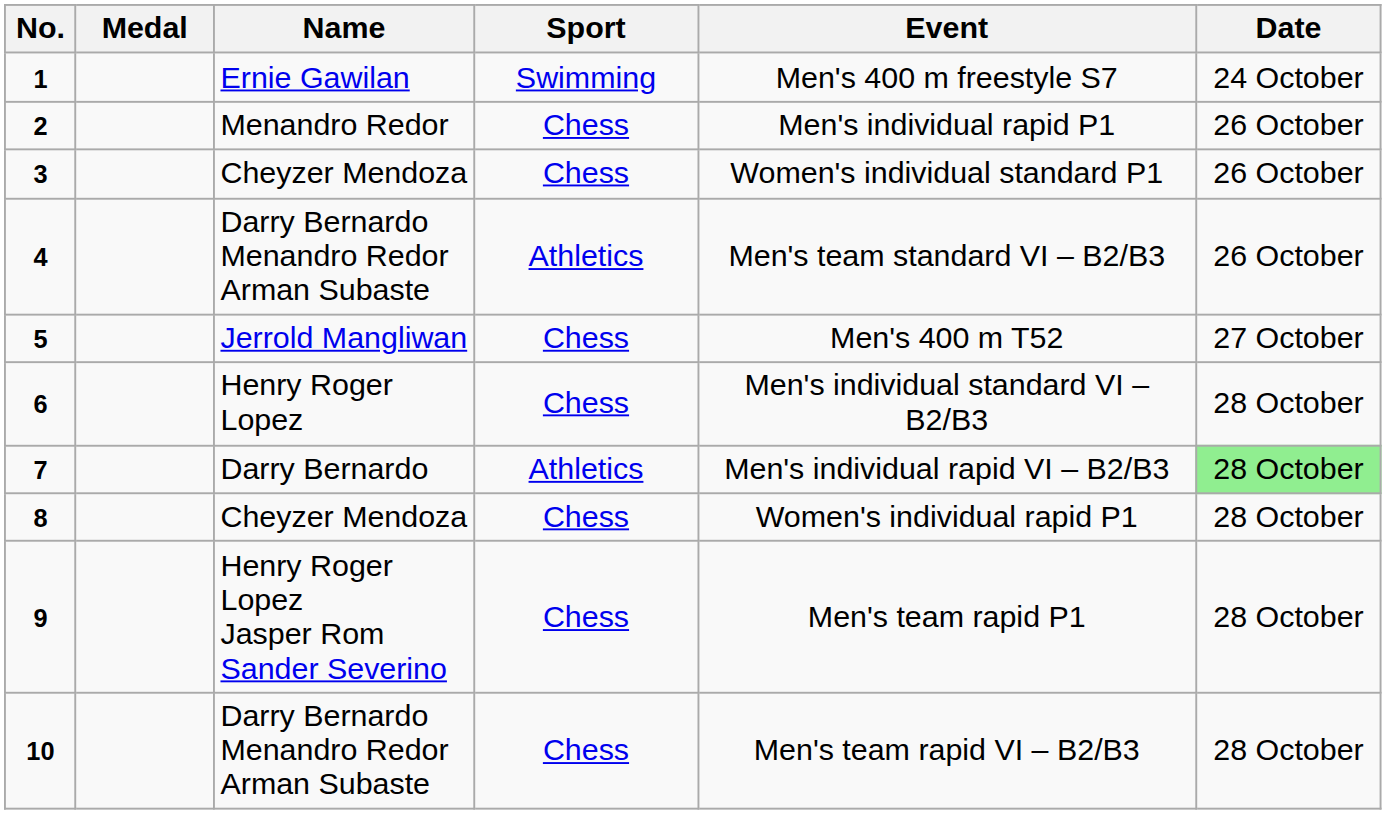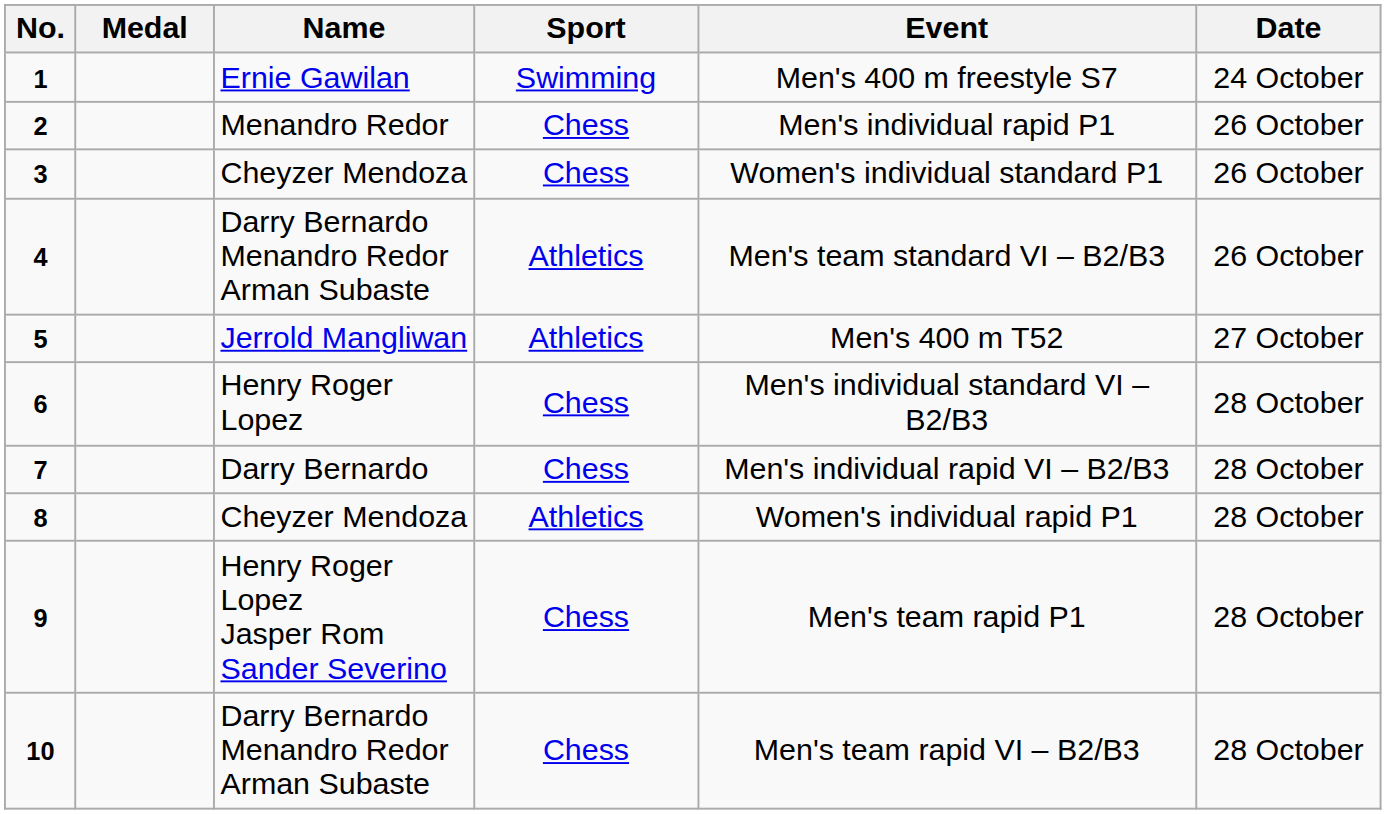(586, 338) Chess -> (586, 338) Athletics
(586, 468) Athletics -> (586, 468) Chess
(1289, 468) lightgreen background -> (1289, 468) no background
(586, 516) Chess -> (586, 516) Athletics
